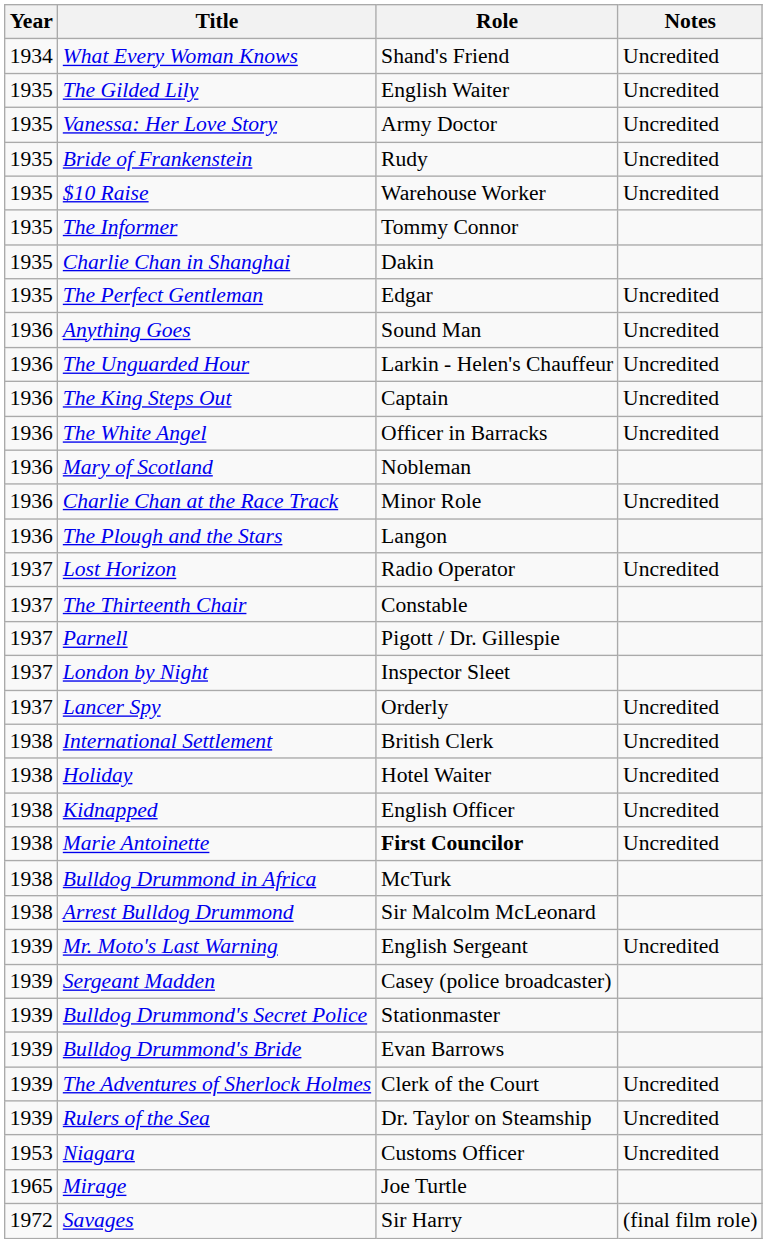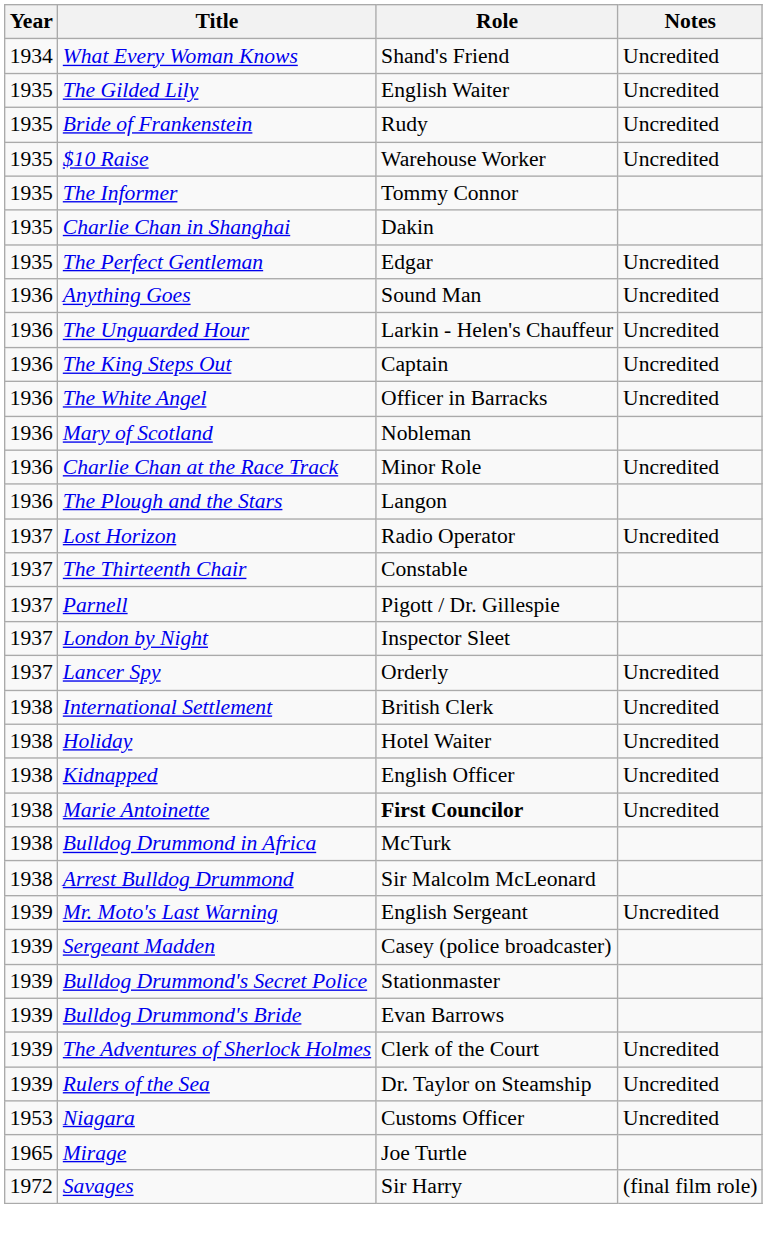- row: (170, 124)
